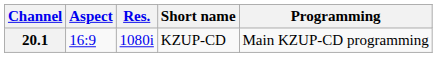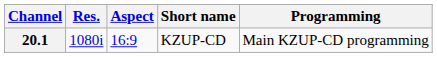columns swapped: (137, 16) <-> (91, 16)
